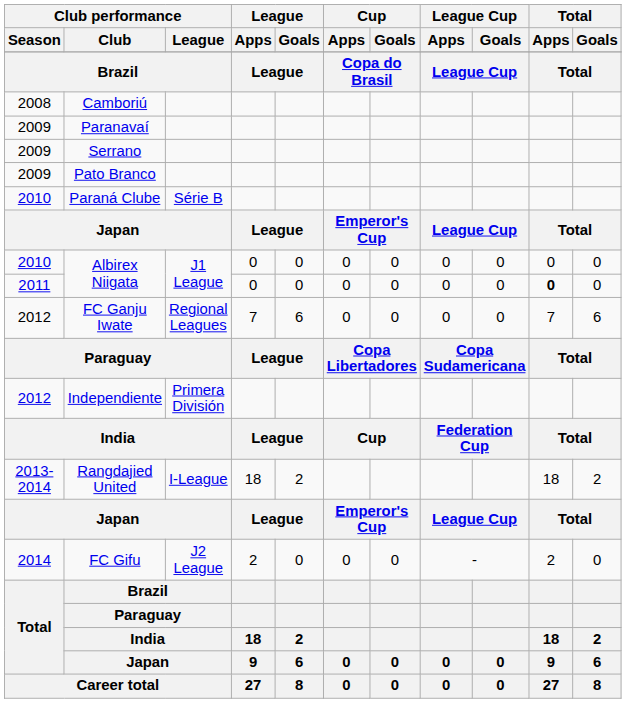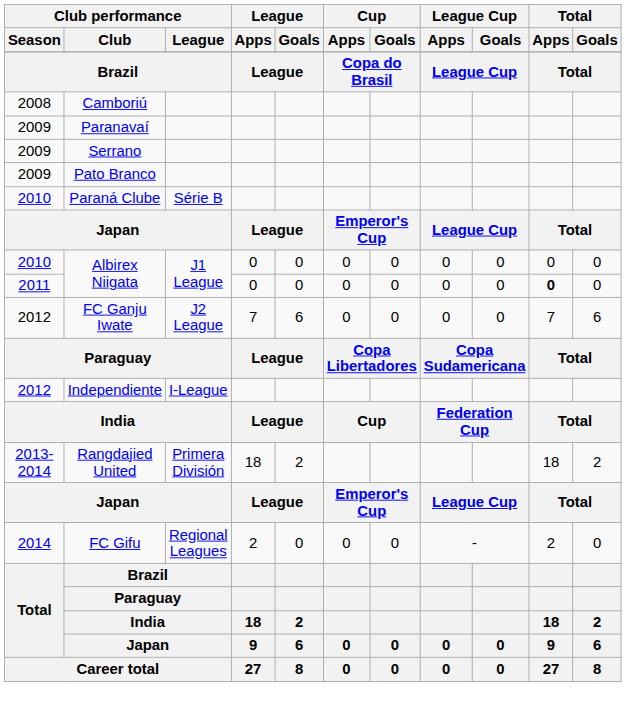(198, 317) Regional Leagues -> (198, 317) J2 League
(198, 398) Primera División -> (198, 390) I-League
(198, 479) I-League -> (198, 462) Primera División
(198, 559) J2 League -> (198, 543) Regional Leagues
